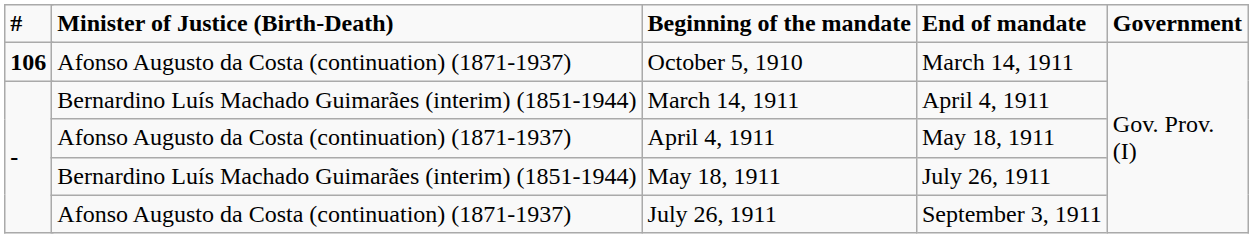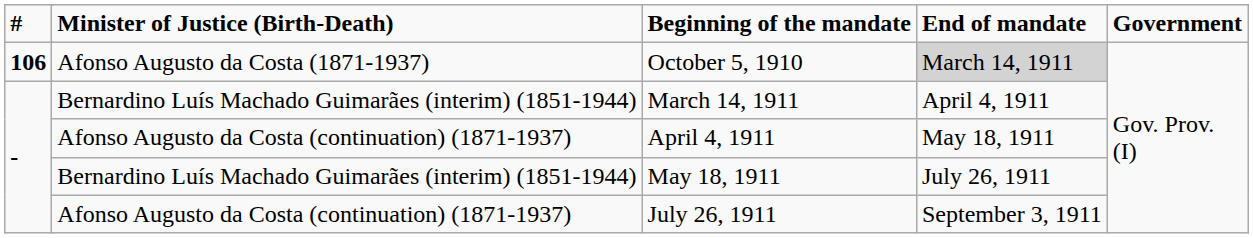(314, 61) Afonso Augusto da Costa (continuation) (1871-1937) -> (243, 61) Afonso Augusto da Costa (1871-1937)
(998, 61) no background -> (998, 61) lightgrey background
